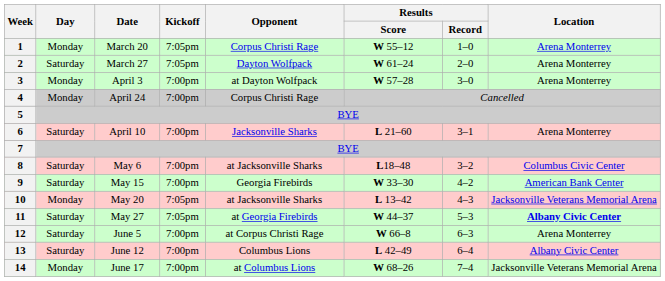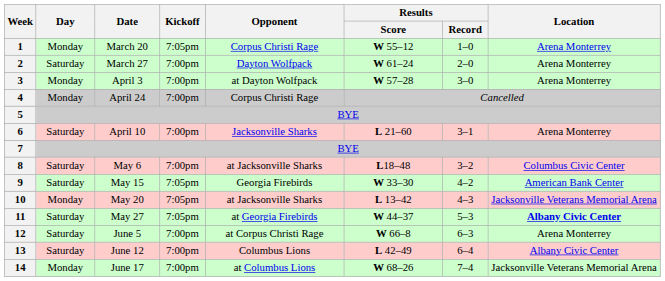(182, 64) 7:05pm -> (182, 64) 7:00pm
(182, 183) 7:00pm -> (182, 183) 7:05pm
